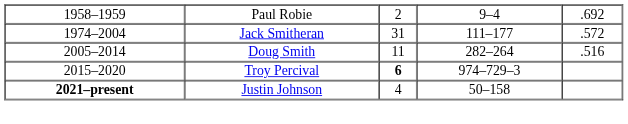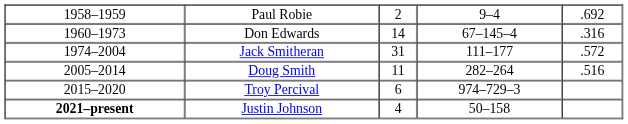+ row: (282, 33)
(398, 71) bold -> (398, 90) normal
